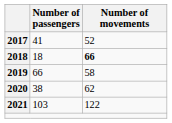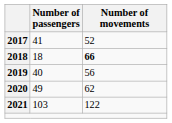(38, 72) 66 -> (38, 72) 40
(90, 72) 58 -> (90, 72) 56
(38, 89) 38 -> (38, 89) 49
